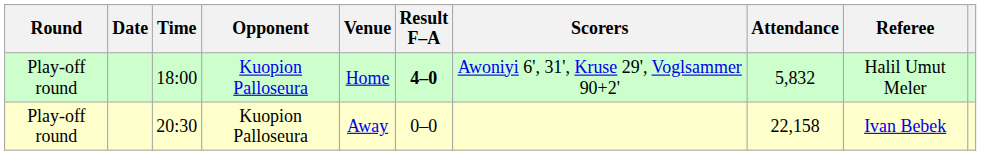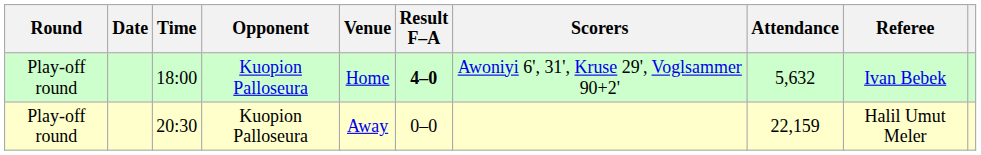(795, 77) 5,832 -> (795, 77) 5,632
(905, 77) Halil Umut Meler -> (905, 77) Ivan Bebek
(795, 125) 22,158 -> (795, 125) 22,159
(905, 125) Ivan Bebek -> (905, 125) Halil Umut Meler
